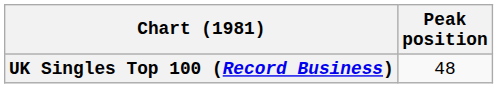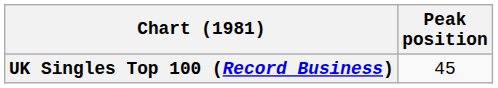(445, 69) 48 -> (445, 69) 45
